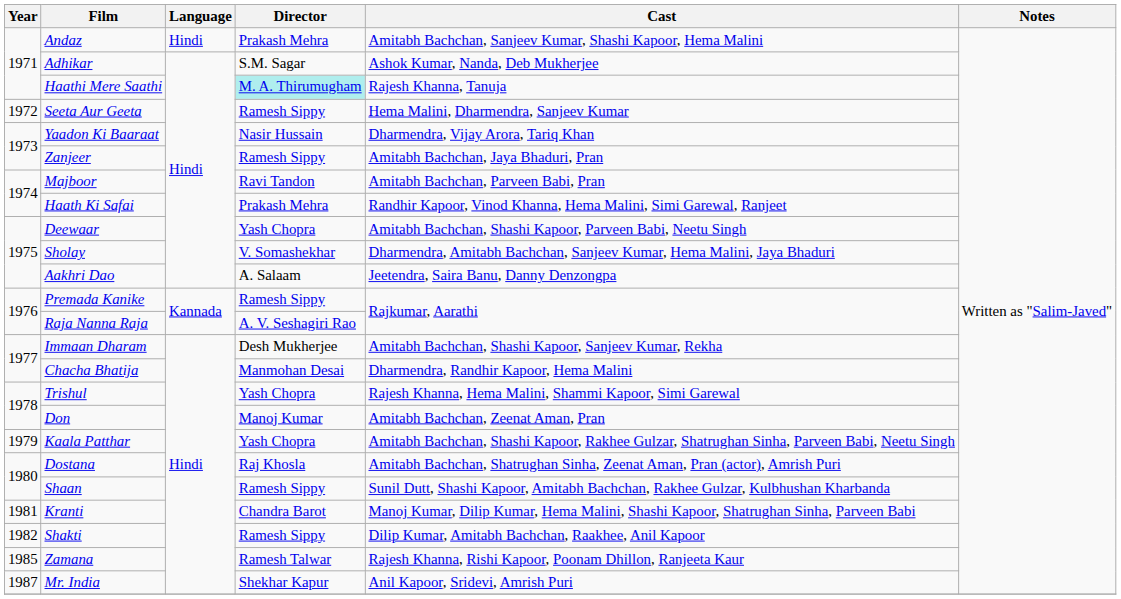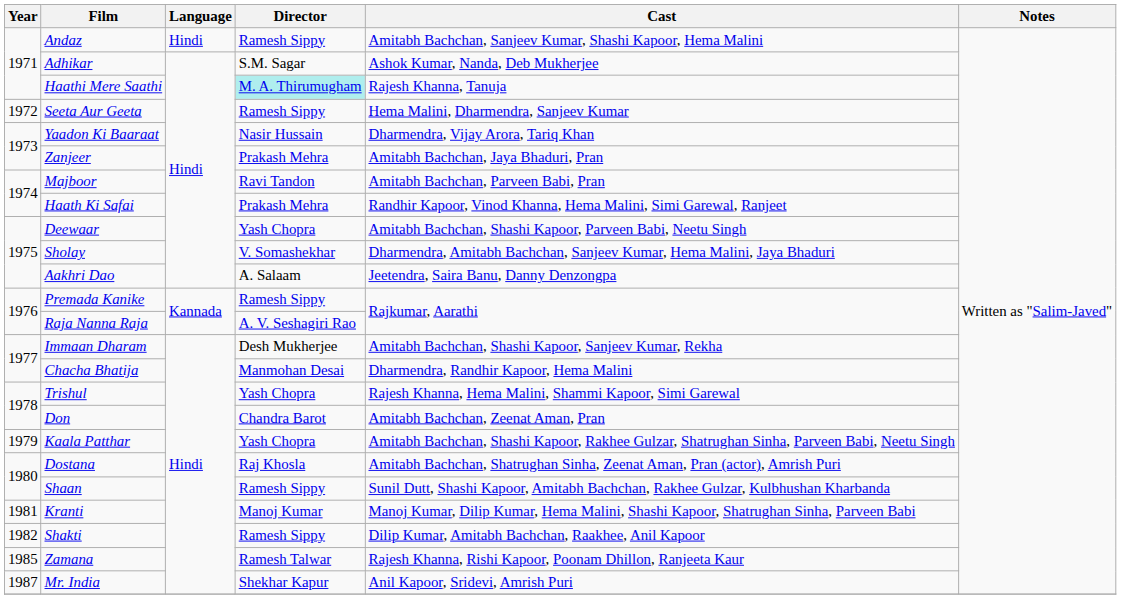(284, 39) Prakash Mehra -> (282, 39) Ramesh Sippy
(282, 157) Ramesh Sippy -> (284, 157) Prakash Mehra
(281, 417) Manoj Kumar -> (282, 417) Chandra Barot
(282, 511) Chandra Barot -> (281, 511) Manoj Kumar
